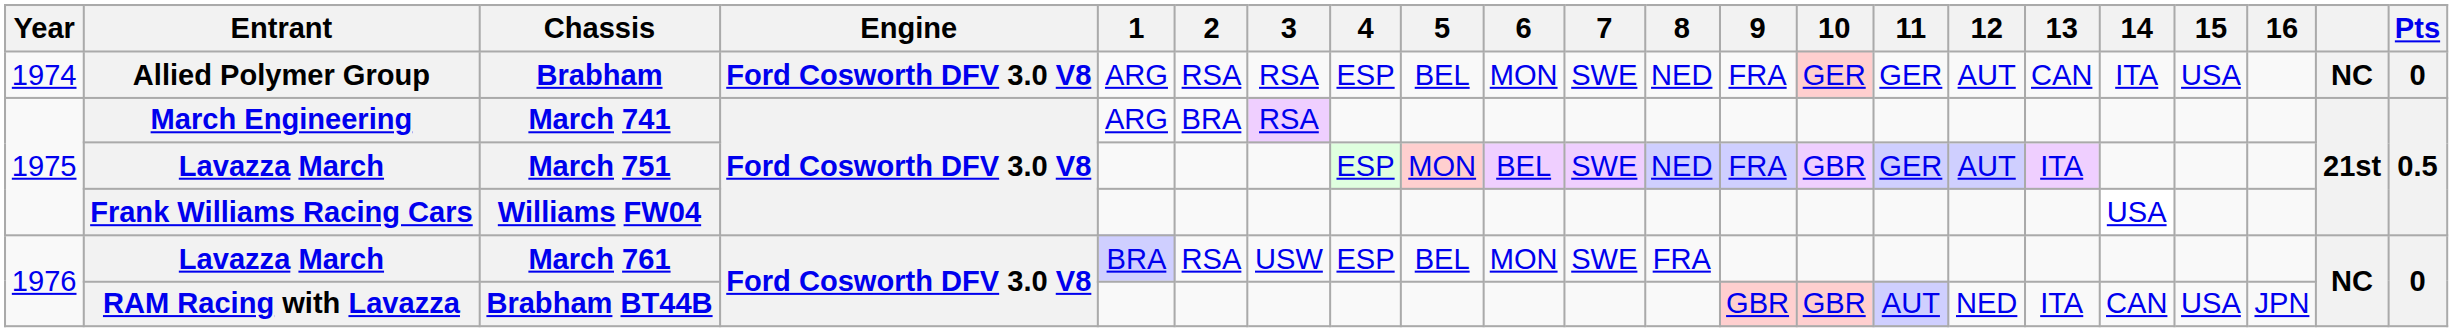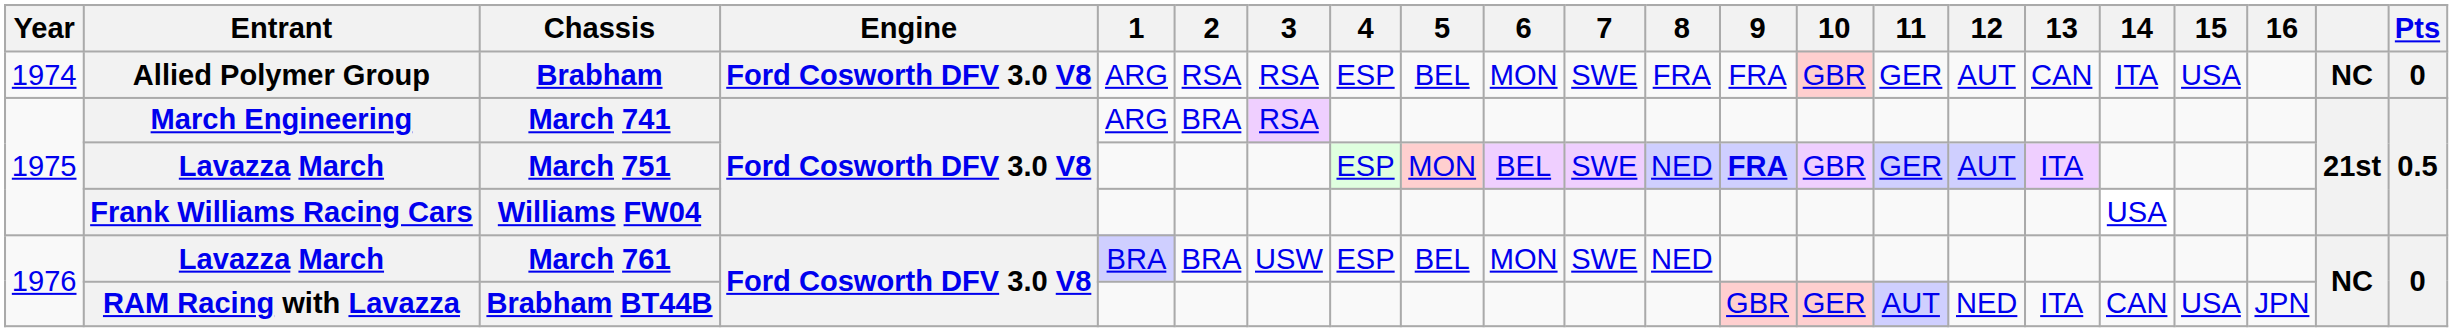(1682, 74) NED -> (1682, 74) FRA
(1834, 74) GER -> (1834, 74) GBR
(1758, 166) normal -> (1758, 166) bold
(1211, 258) RSA -> (1211, 258) BRA
(1682, 258) FRA -> (1682, 258) NED
(1834, 304) GBR -> (1834, 304) GER
